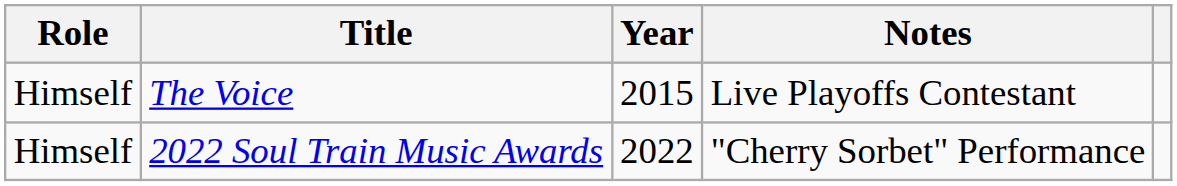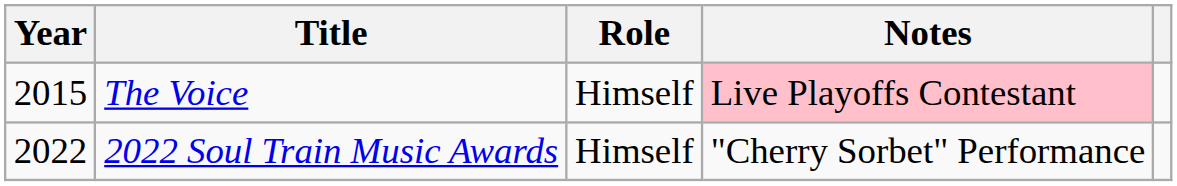columns swapped: (657, 33) <-> (73, 33)
(893, 92) no background -> (893, 92) pink background
